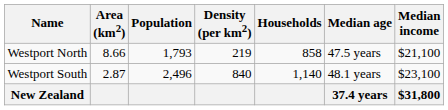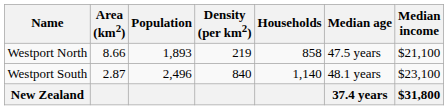(177, 53) 1,793 -> (177, 53) 1,893
